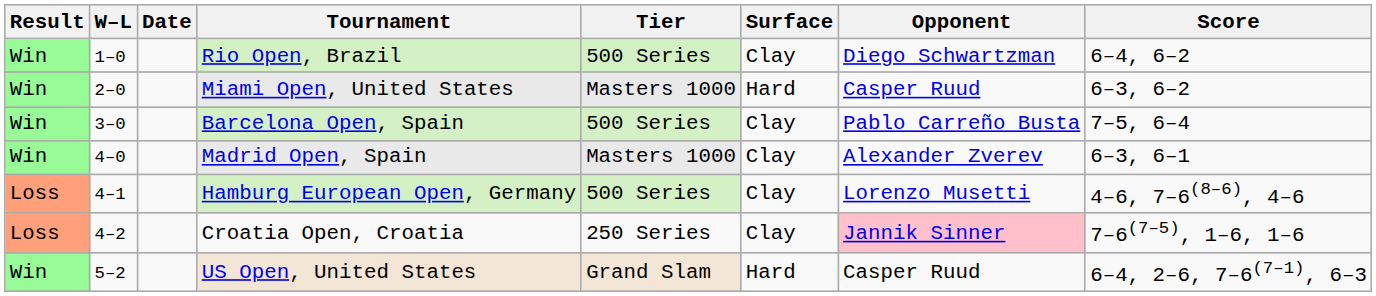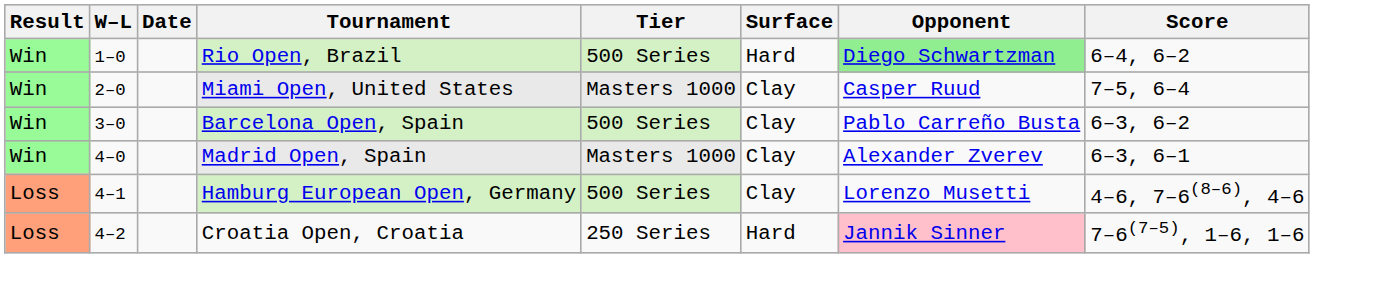(771, 56) Clay -> (771, 56) Hard
(949, 56) no background -> (949, 56) lightgreen background
(771, 90) Hard -> (771, 90) Clay
(1140, 90) 6–3, 6–2 -> (1140, 90) 7–5, 6–4
(1140, 123) 7–5, 6–4 -> (1140, 123) 6–3, 6–2
(771, 233) Clay -> (771, 233) Hard
- row: (339, 272)
